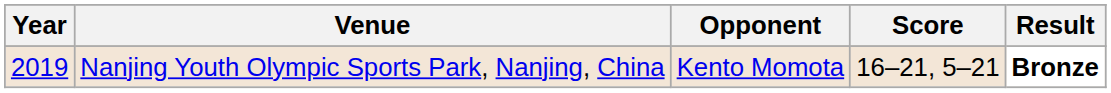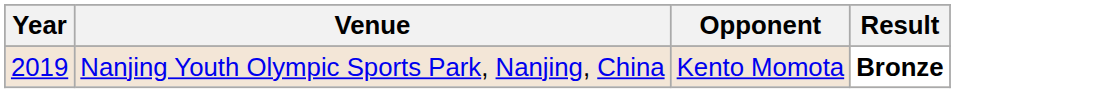- column: (928, 26)
